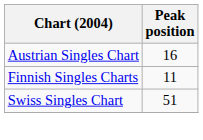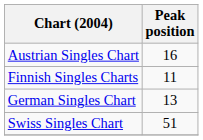+ row: (72, 100)
